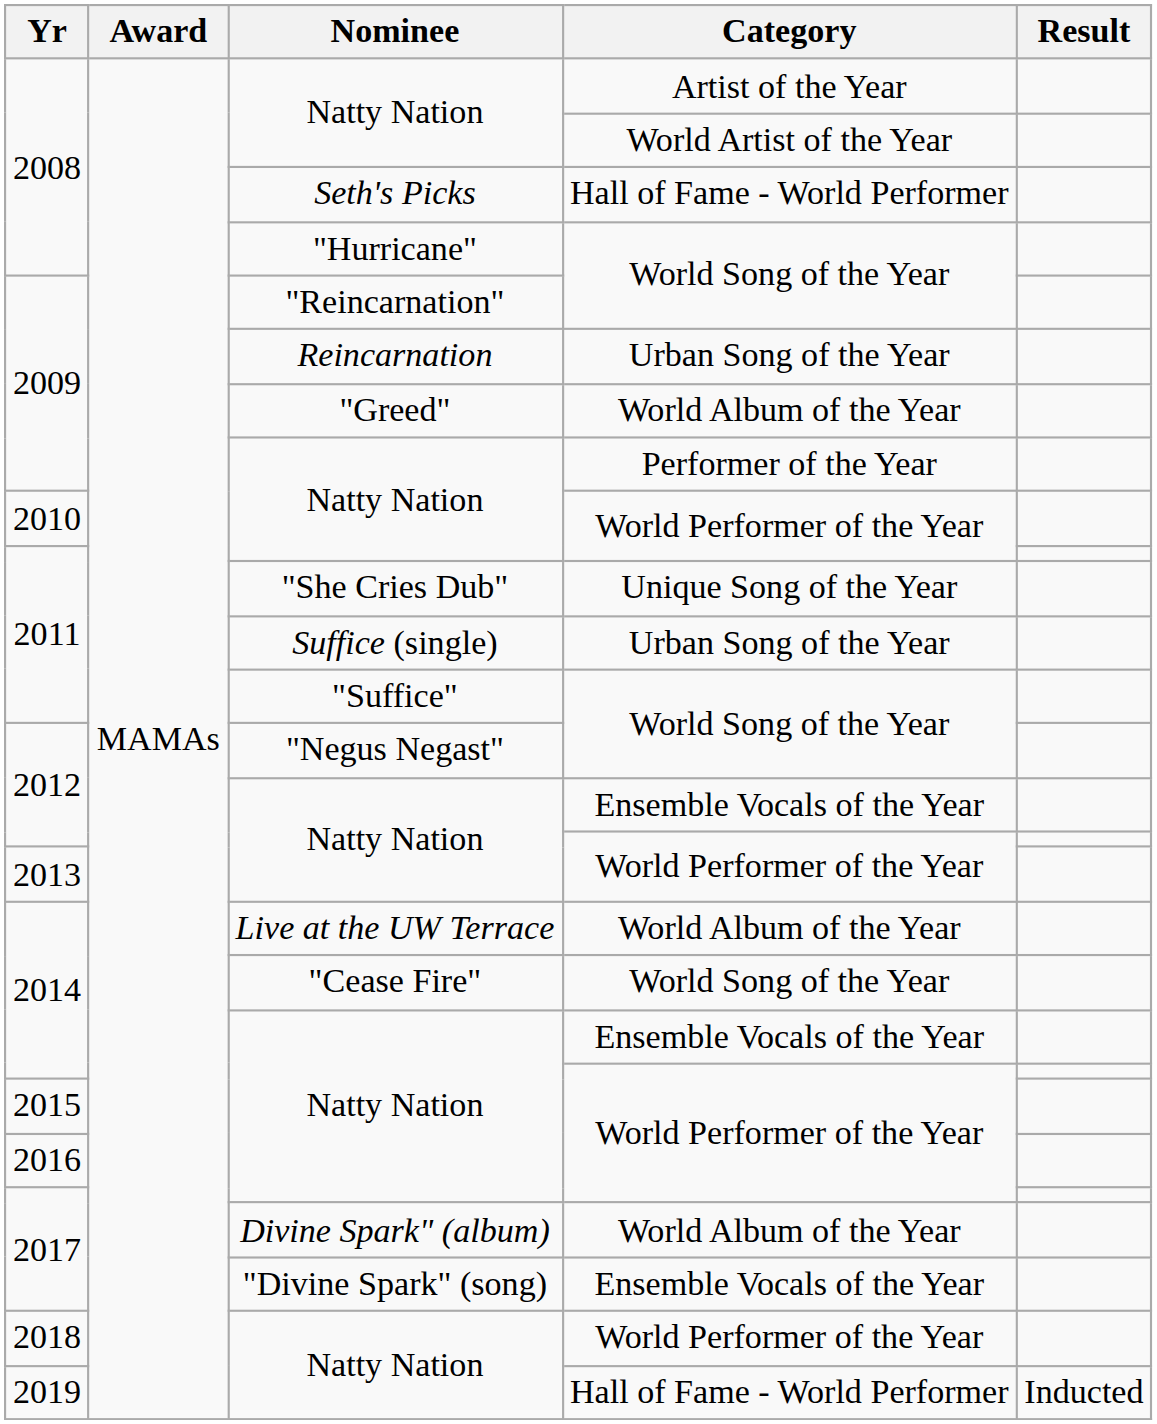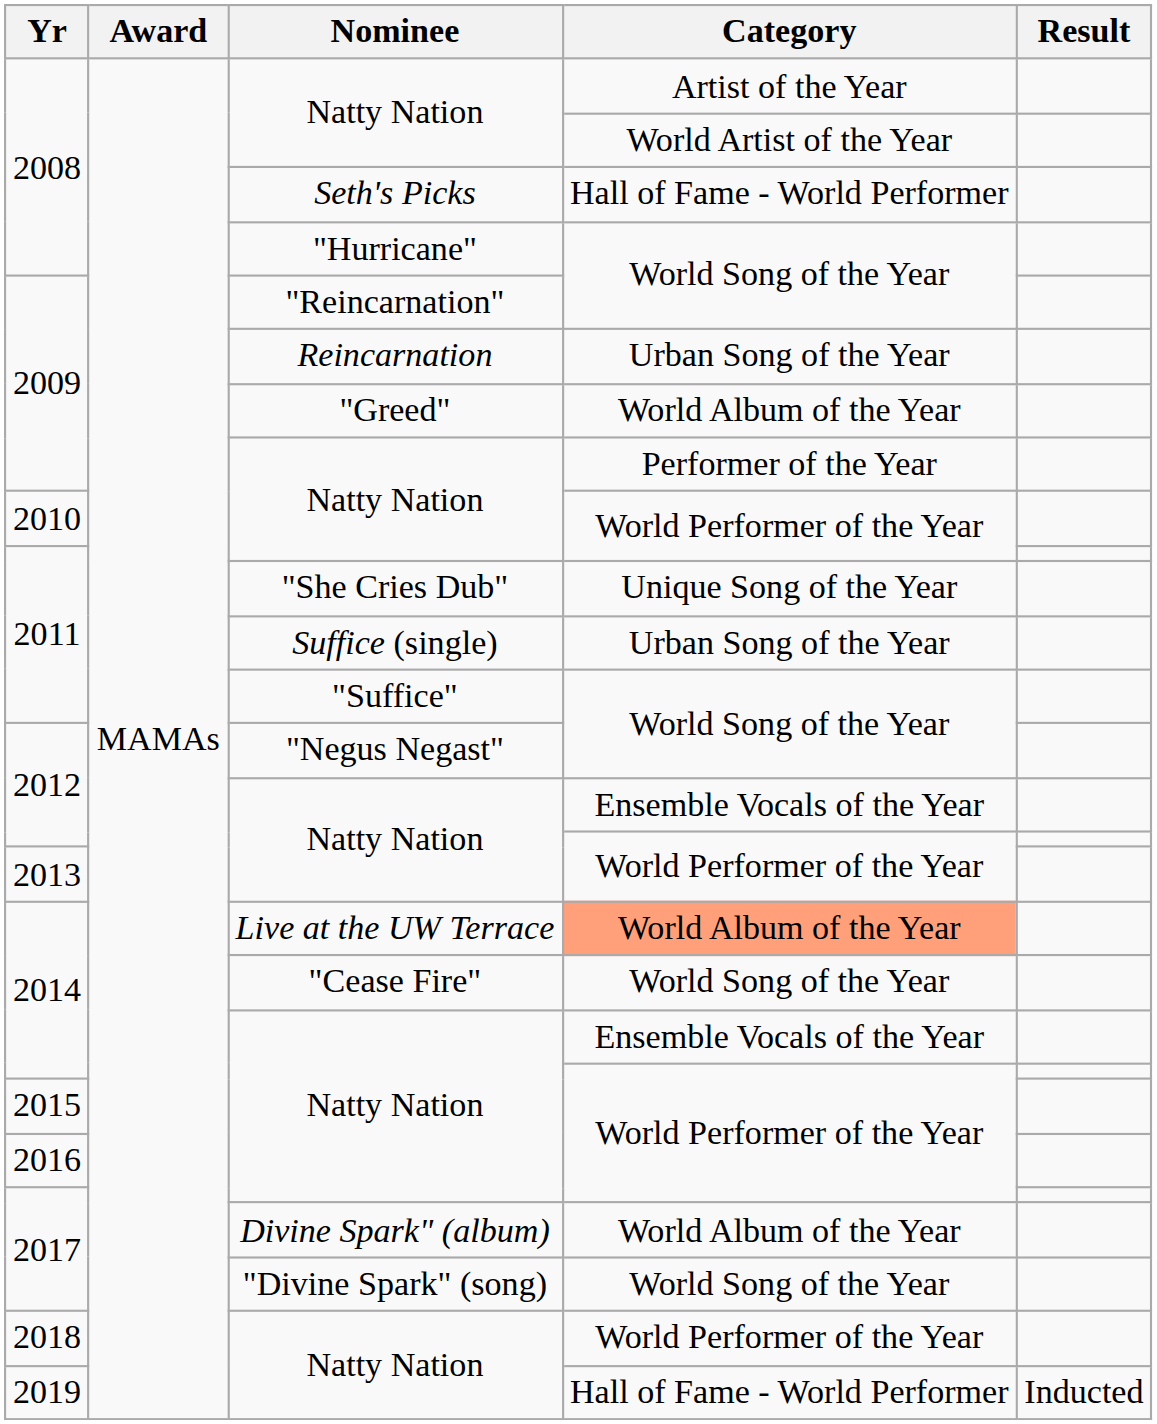(789, 927) no background -> (789, 927) lightsalmon background
(789, 1283) Ensemble Vocals of the Year -> (789, 1283) World Song of the Year
